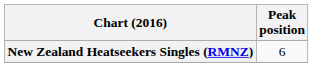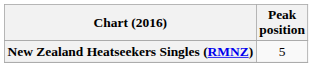(282, 51) 6 -> (282, 51) 5
